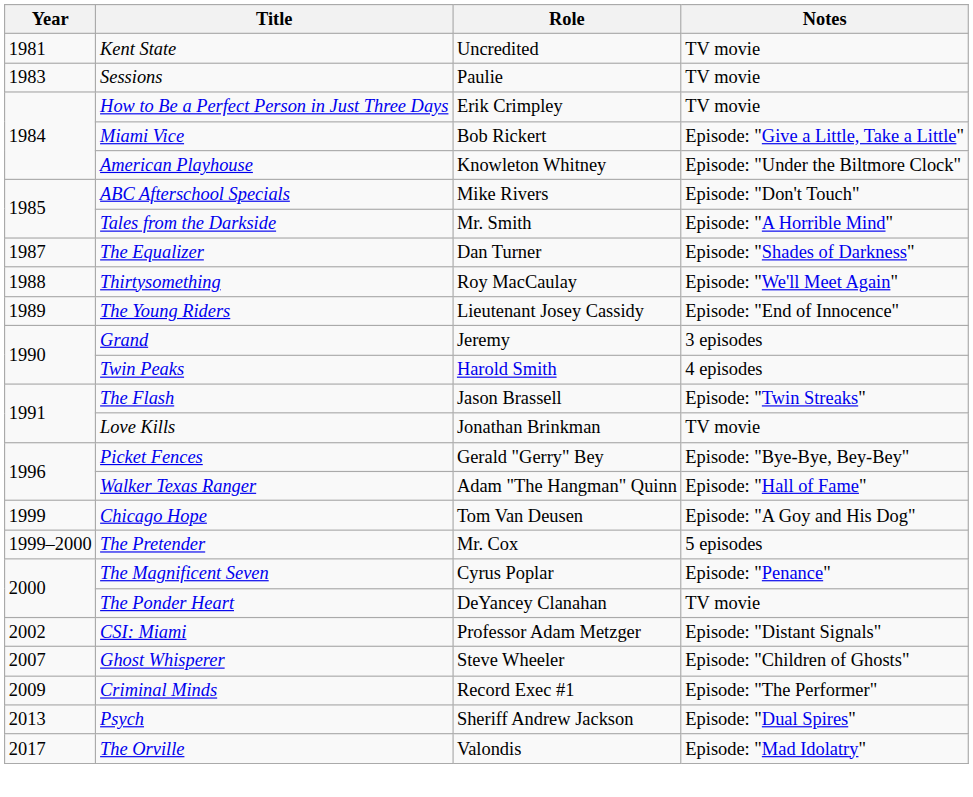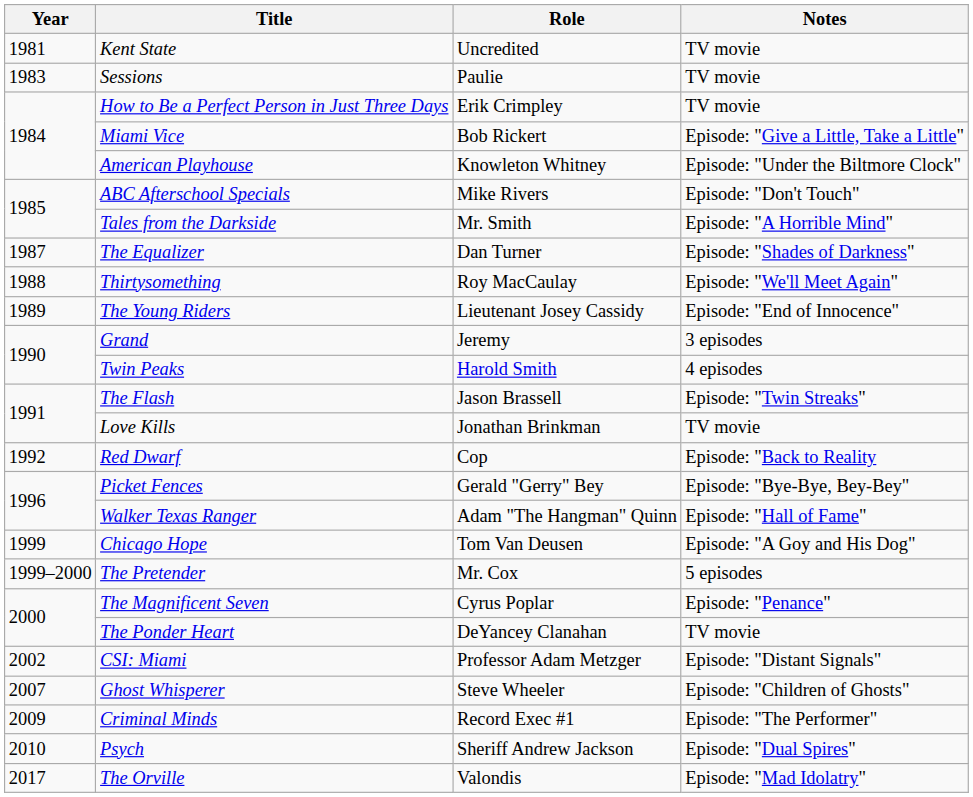+ row: (140, 456)
(27, 719) 2013 -> (27, 748) 2010
